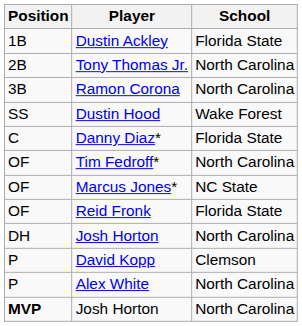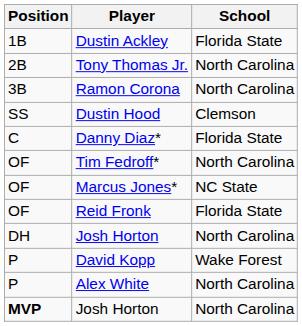(238, 114) Wake Forest -> (225, 114) Clemson
(225, 260) Clemson -> (238, 260) Wake Forest
